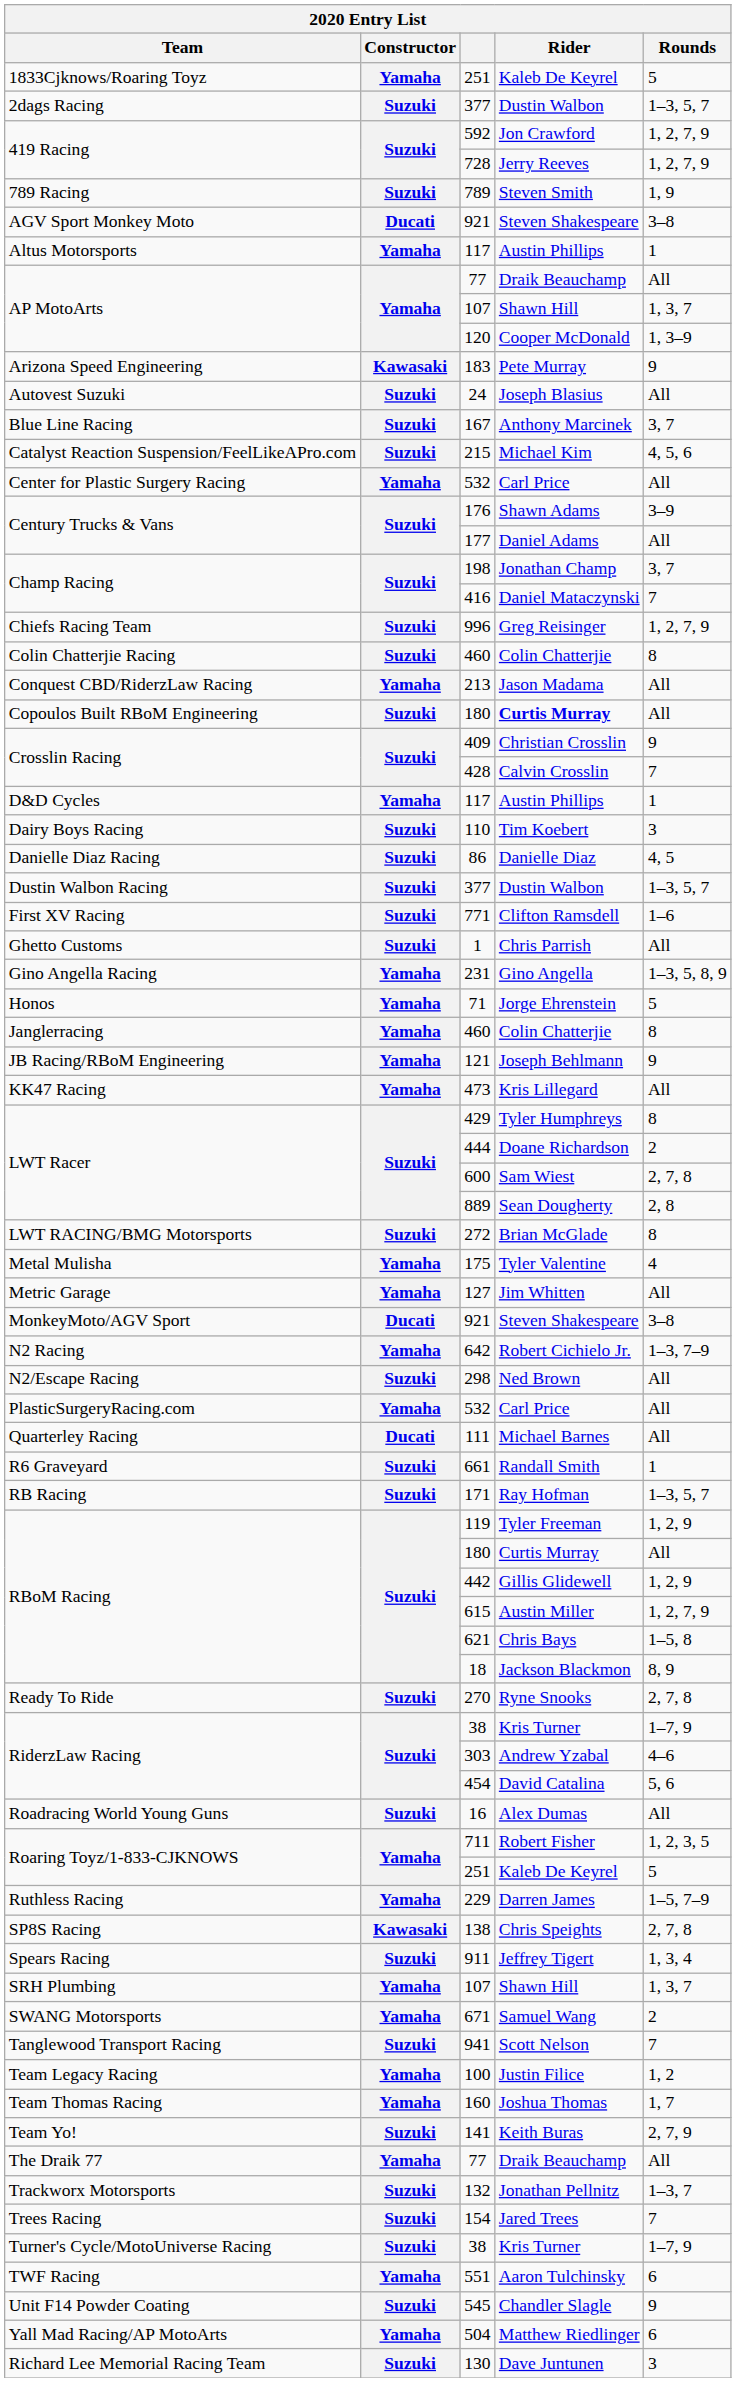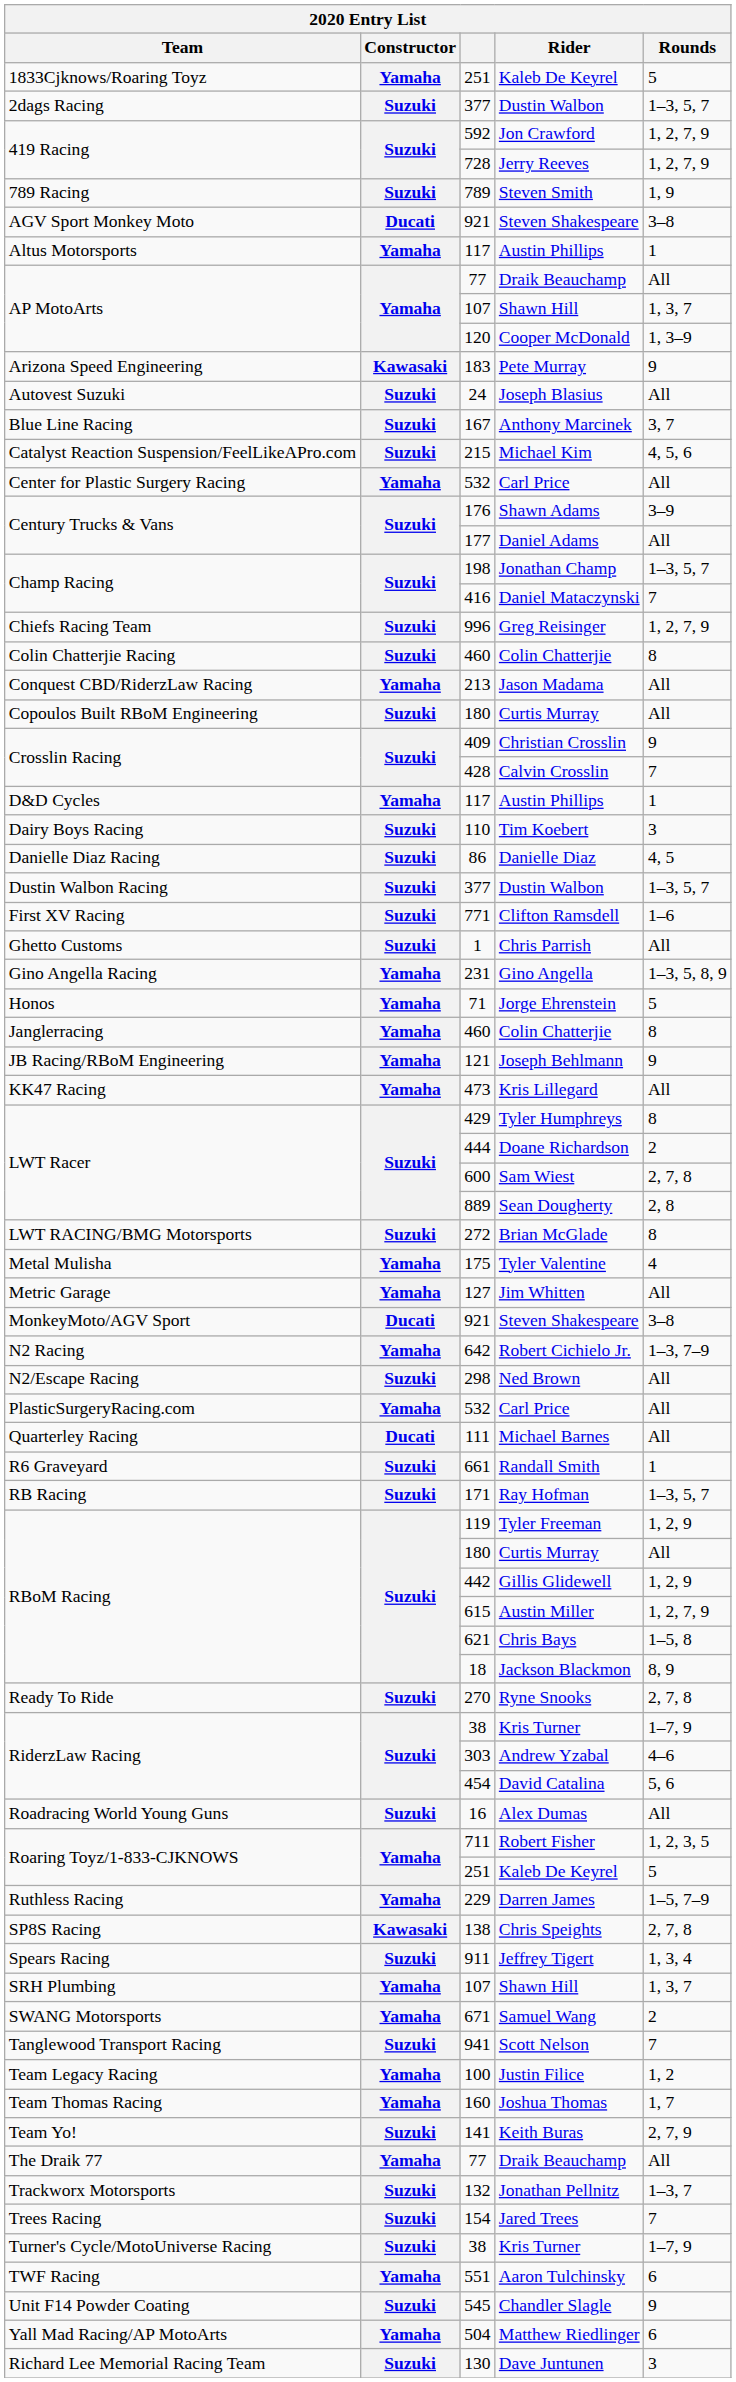(661, 568) 3, 7 -> (679, 568) 1–3, 5, 7
(555, 713) bold -> (549, 713) normal
